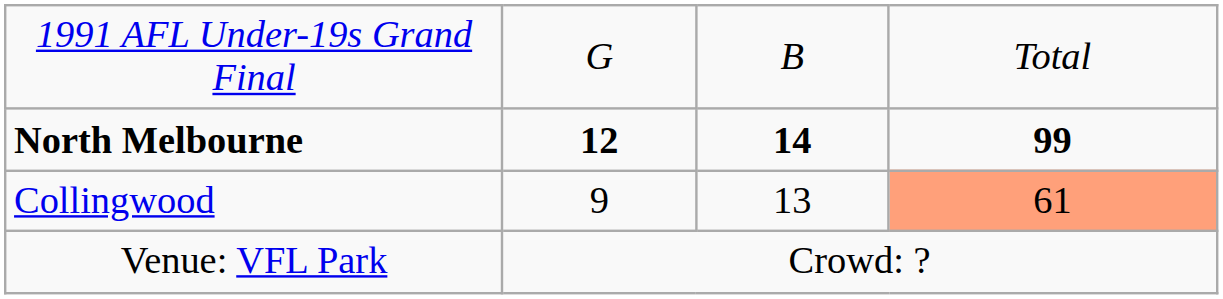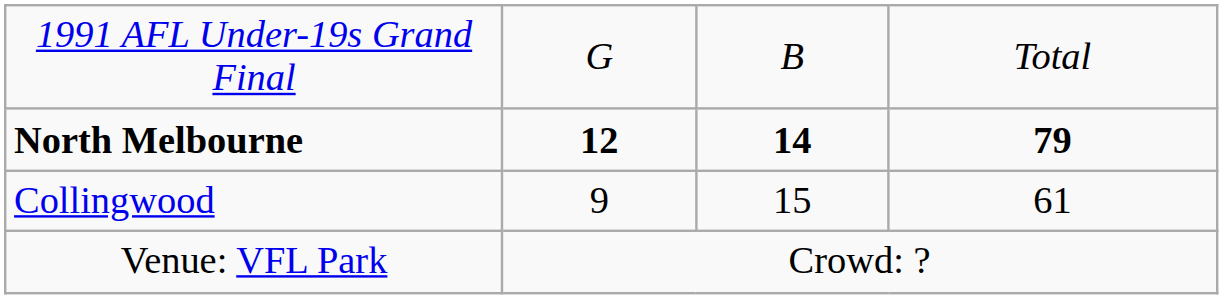(1052, 139) 99 -> (1052, 139) 79
(792, 199) 13 -> (792, 199) 15
(1052, 199) lightsalmon background -> (1052, 199) no background
